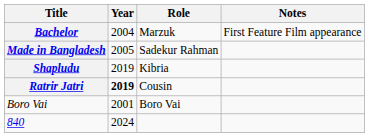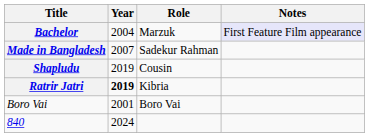(293, 31) no background -> (293, 31) lavender background
(122, 50) 2005 -> (122, 50) 2007
(154, 68) Kibria -> (156, 68) Cousin
(156, 86) Cousin -> (154, 86) Kibria
